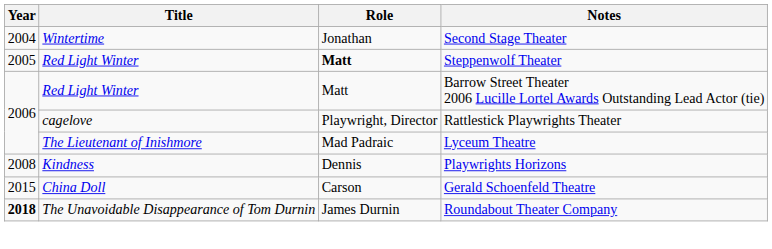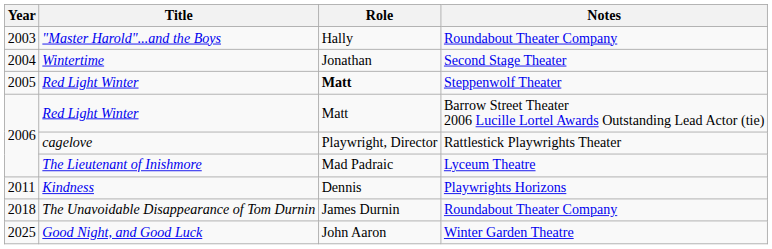+ row: (132, 37)
(22, 165) 2008 -> (22, 187) 2011
- row: (74, 187)
(22, 210) bold -> (22, 210) normal
+ row: (122, 232)
